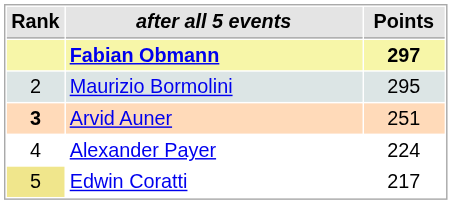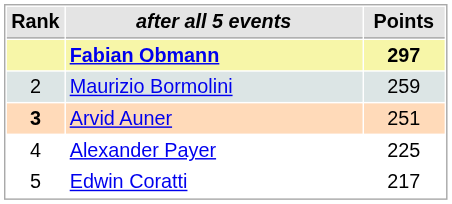(404, 87) 295 -> (404, 87) 259
(404, 150) 224 -> (404, 150) 225
(35, 182) khaki background -> (35, 182) no background
